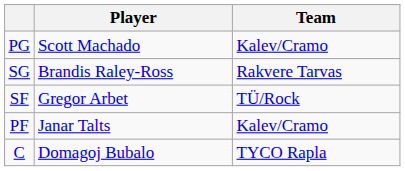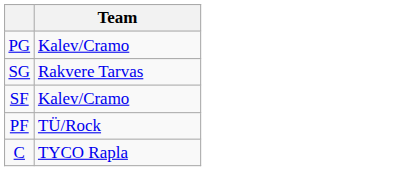- column: (133, 17)
(268, 98) TÜ/Rock -> (84, 98) Kalev/Cramo
(282, 125) Kalev/Cramo -> (69, 125) TÜ/Rock
